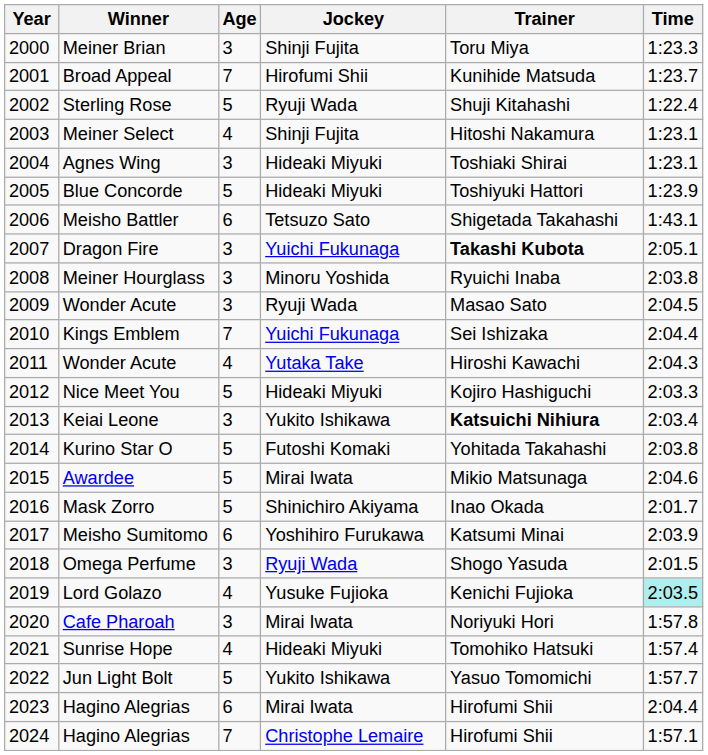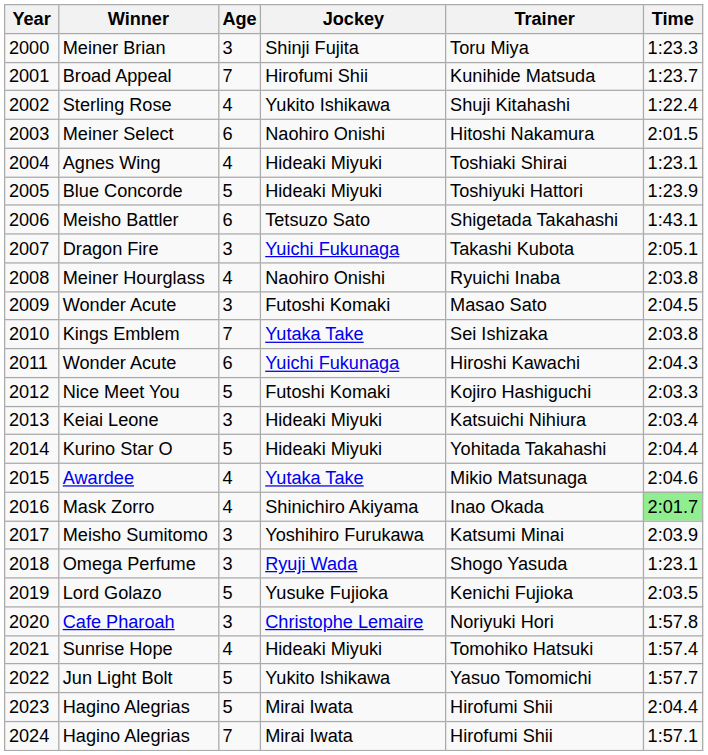(228, 105) 5 -> (228, 105) 4
(311, 105) Ryuji Wada -> (328, 105) Yukito Ishikawa
(228, 134) 4 -> (228, 134) 6
(312, 134) Shinji Fujita -> (325, 134) Naohiro Onishi
(673, 134) 1:23.1 -> (673, 134) 2:01.5
(228, 163) 3 -> (228, 163) 4
(517, 249) bold -> (512, 249) normal
(228, 277) 3 -> (228, 277) 4
(327, 277) Minoru Yoshida -> (325, 277) Naohiro Onishi
(311, 306) Ryuji Wada -> (328, 306) Futoshi Komaki
(332, 335) Yuichi Fukunaga -> (314, 335) Yutaka Take
(673, 335) 2:04.4 -> (673, 335) 2:03.8
(228, 363) 4 -> (228, 363) 6
(314, 363) Yutaka Take -> (332, 363) Yuichi Fukunaga
(324, 392) Hideaki Miyuki -> (328, 392) Futoshi Komaki
(328, 421) Yukito Ishikawa -> (324, 421) Hideaki Miyuki
(525, 421) bold -> (518, 421) normal
(328, 449) Futoshi Komaki -> (324, 449) Hideaki Miyuki
(673, 449) 2:03.8 -> (673, 449) 2:04.4
(228, 478) 5 -> (228, 478) 4
(309, 478) Mirai Iwata -> (314, 478) Yutaka Take
(228, 507) 5 -> (228, 507) 4
(673, 507) no background -> (673, 507) lightgreen background
(228, 535) 6 -> (228, 535) 3
(673, 564) 2:01.5 -> (673, 564) 1:23.1
(228, 593) 4 -> (228, 593) 5
(673, 593) paleturquoise background -> (673, 593) no background
(309, 621) Mirai Iwata -> (344, 621) Christophe Lemaire
(228, 707) 6 -> (228, 707) 5
(344, 736) Christophe Lemaire -> (309, 736) Mirai Iwata
